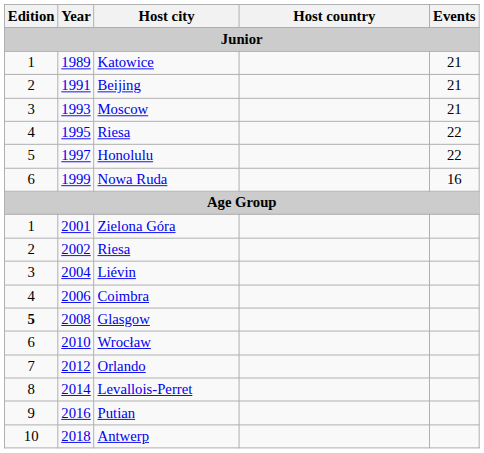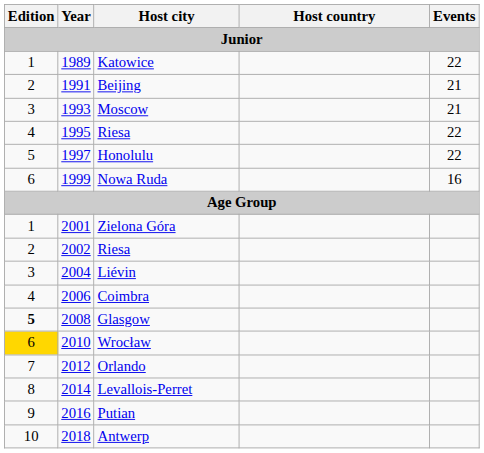(454, 62) 21 -> (454, 62) 22
(31, 343) no background -> (31, 343) gold background
